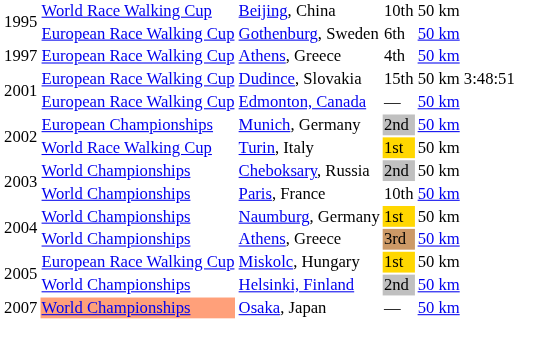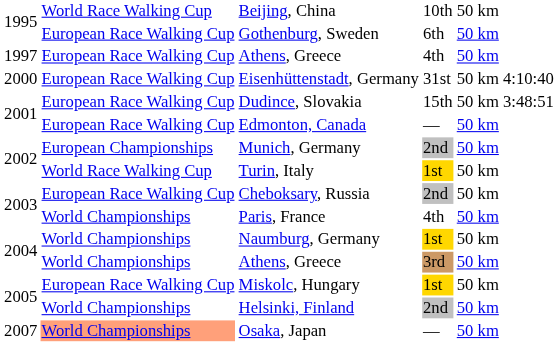+ row: (21, 79)
(116, 170) World Championships -> (138, 193) European Race Walking Cup
(399, 193) 10th -> (434, 216) 4th
